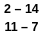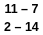rows swapped: (21, 9) <-> (21, 26)
